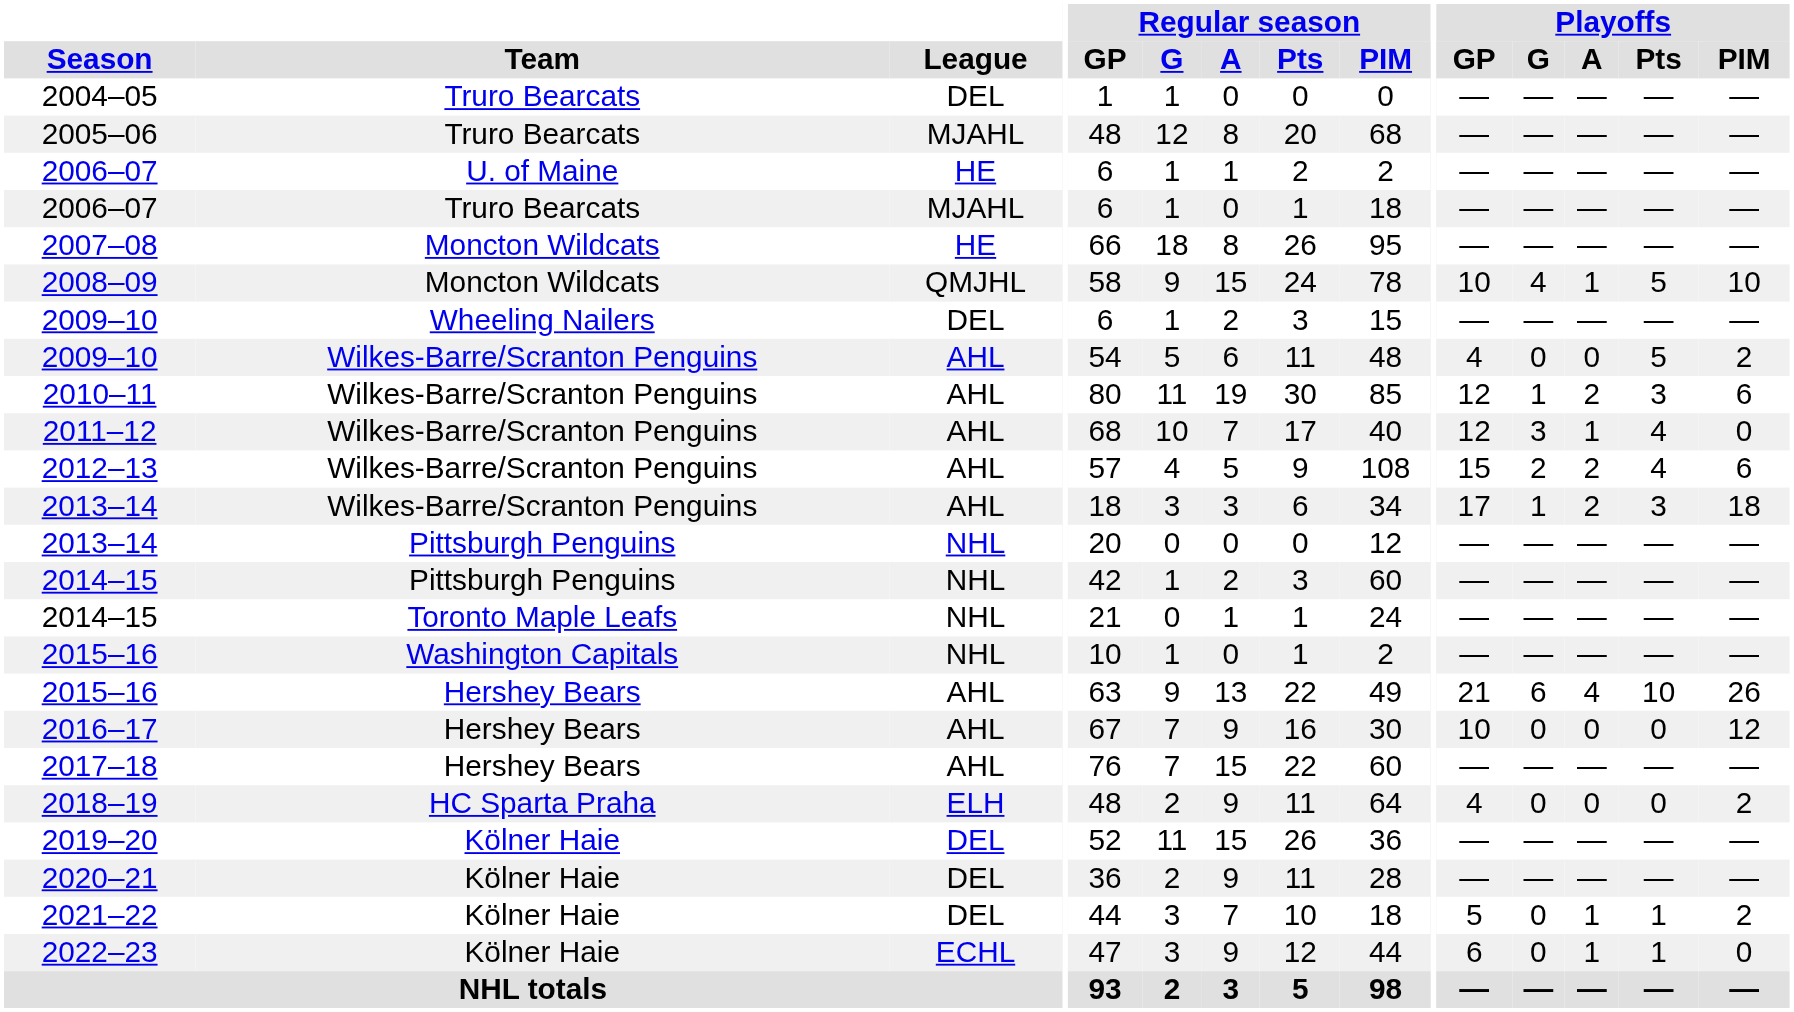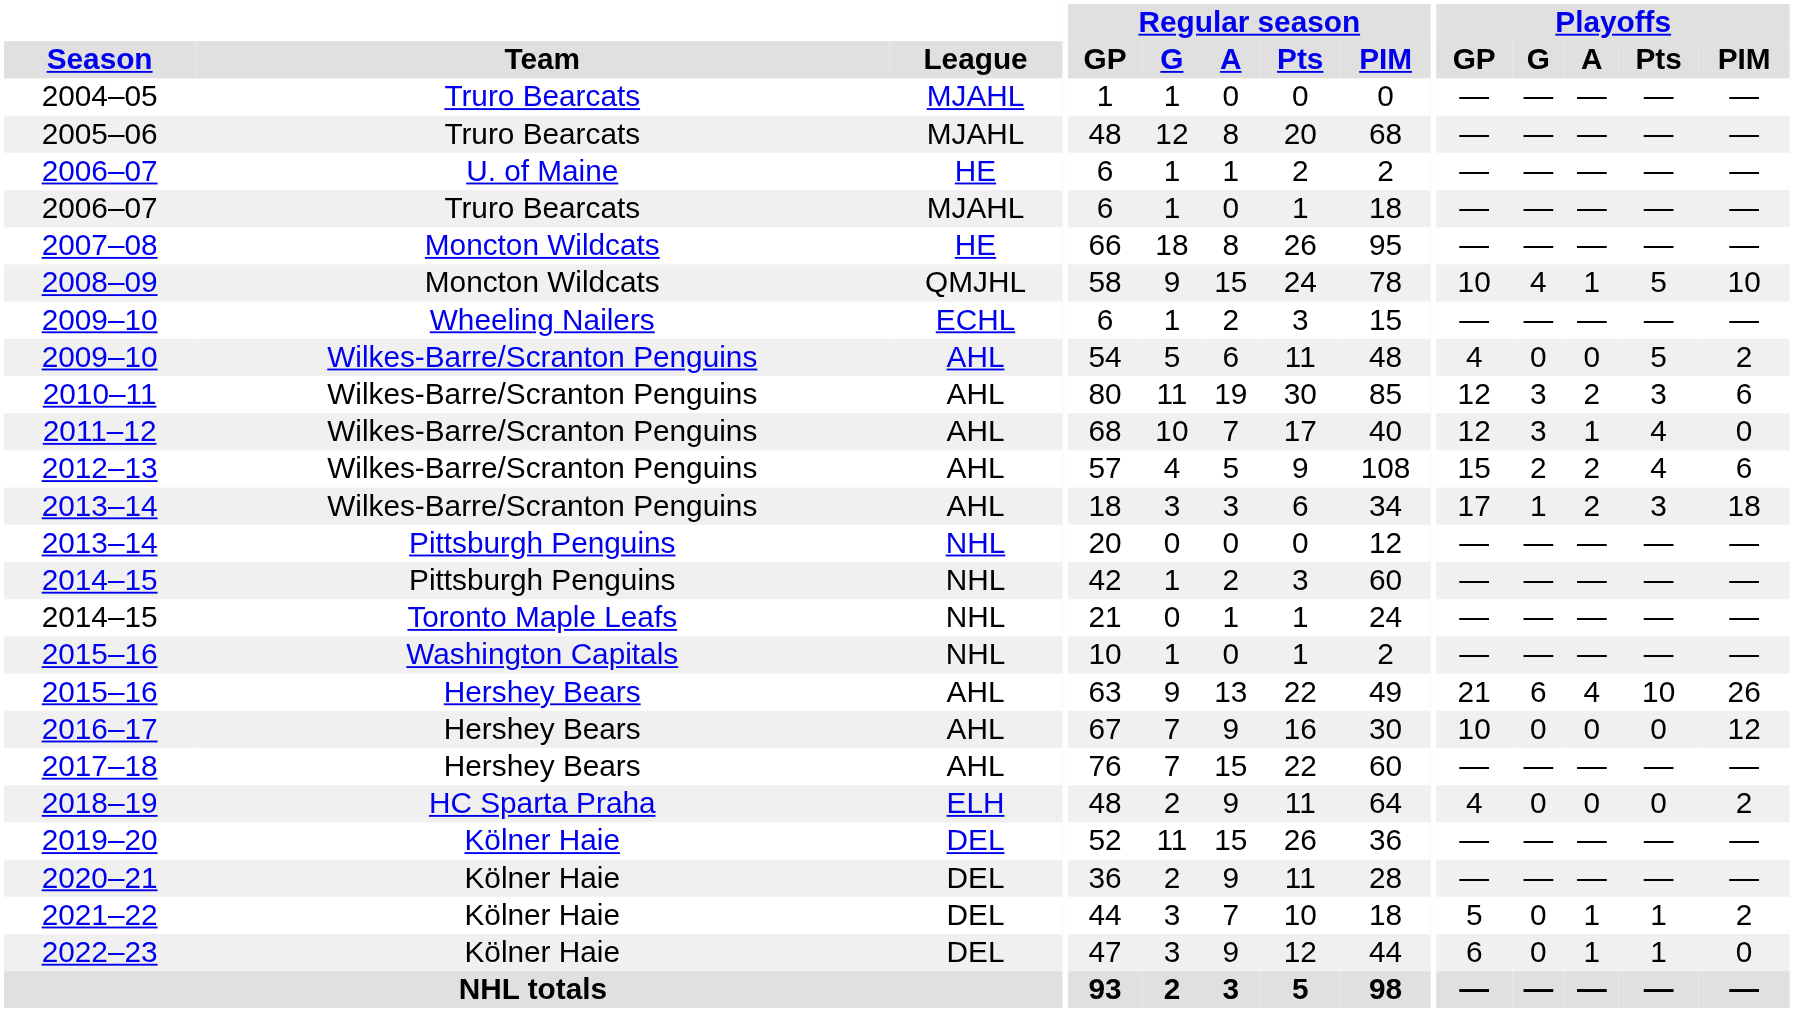(976, 96) DEL -> (976, 96) MJAHL
(976, 319) DEL -> (976, 319) ECHL
(1538, 394) 1 -> (1538, 394) 3
(976, 952) ECHL -> (976, 952) DEL
